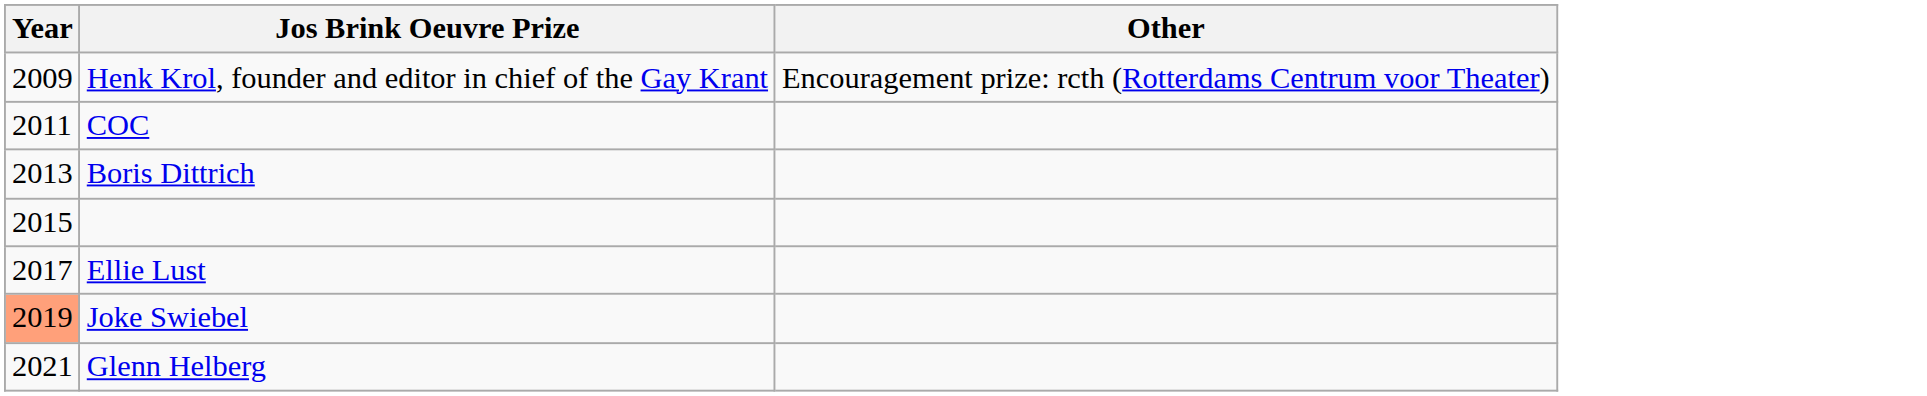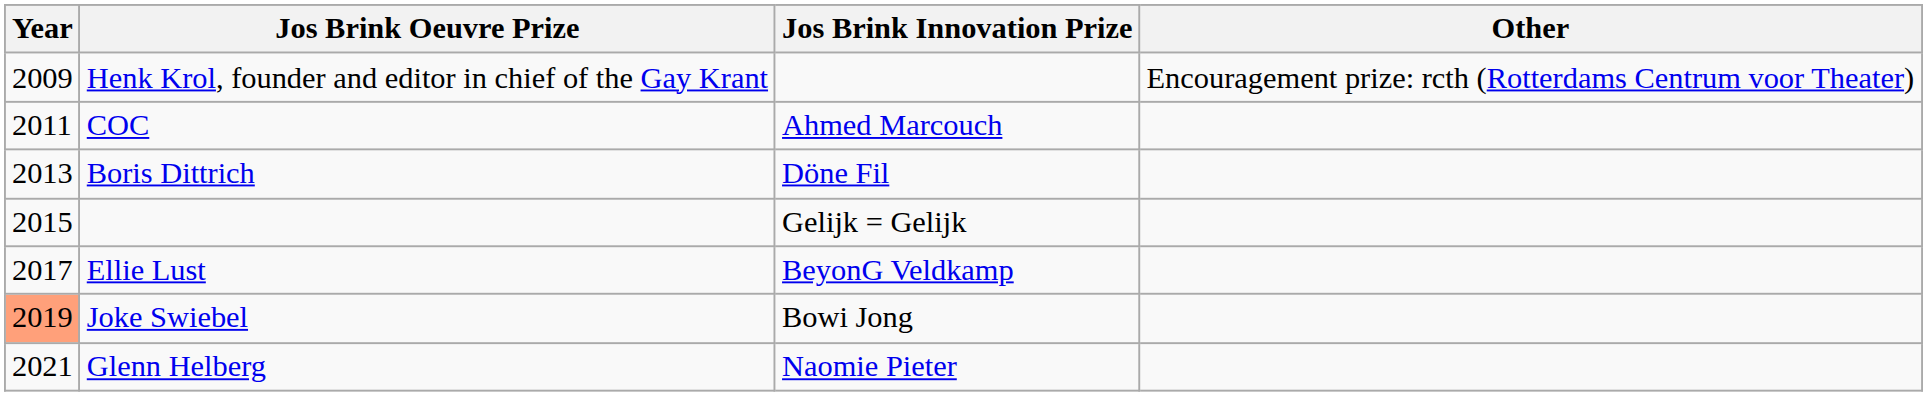+ column: (957, 28)
